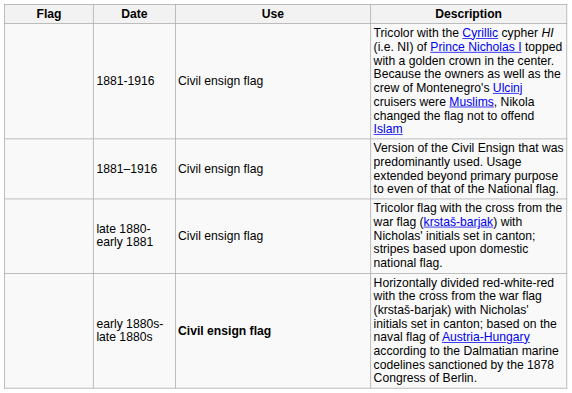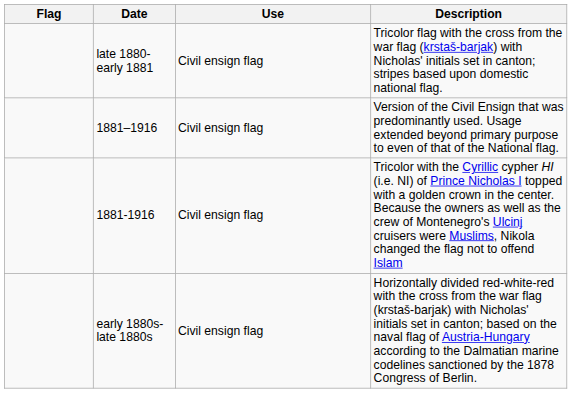rows swapped: (125, 81) <-> (125, 236)
(225, 330) bold -> (221, 330) normal
